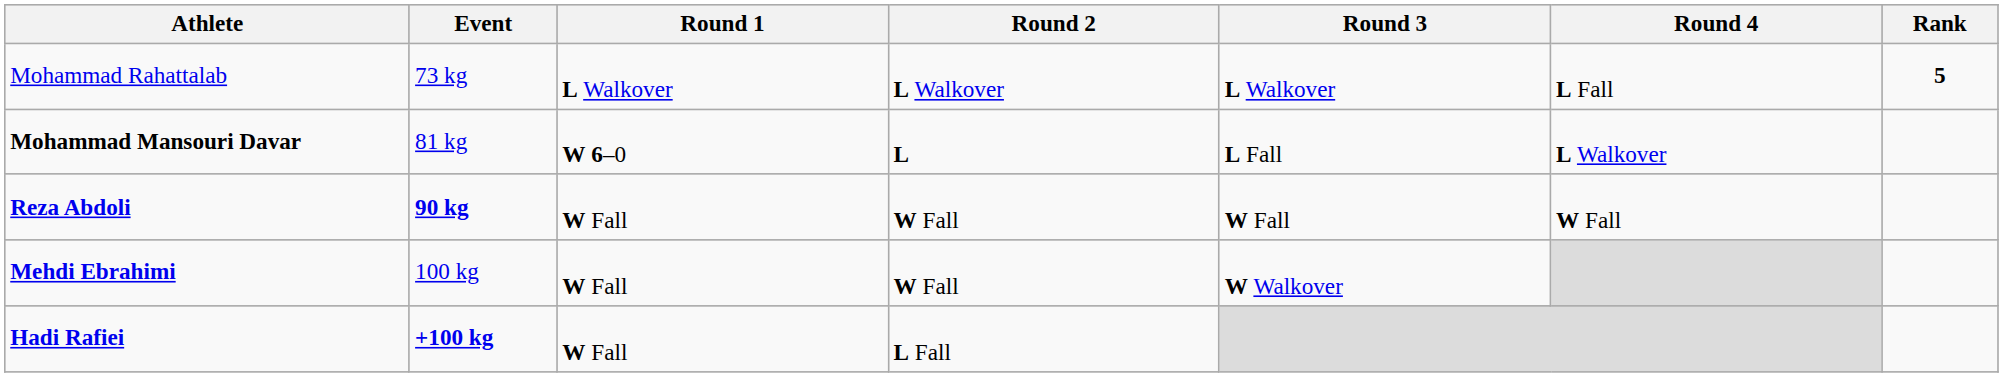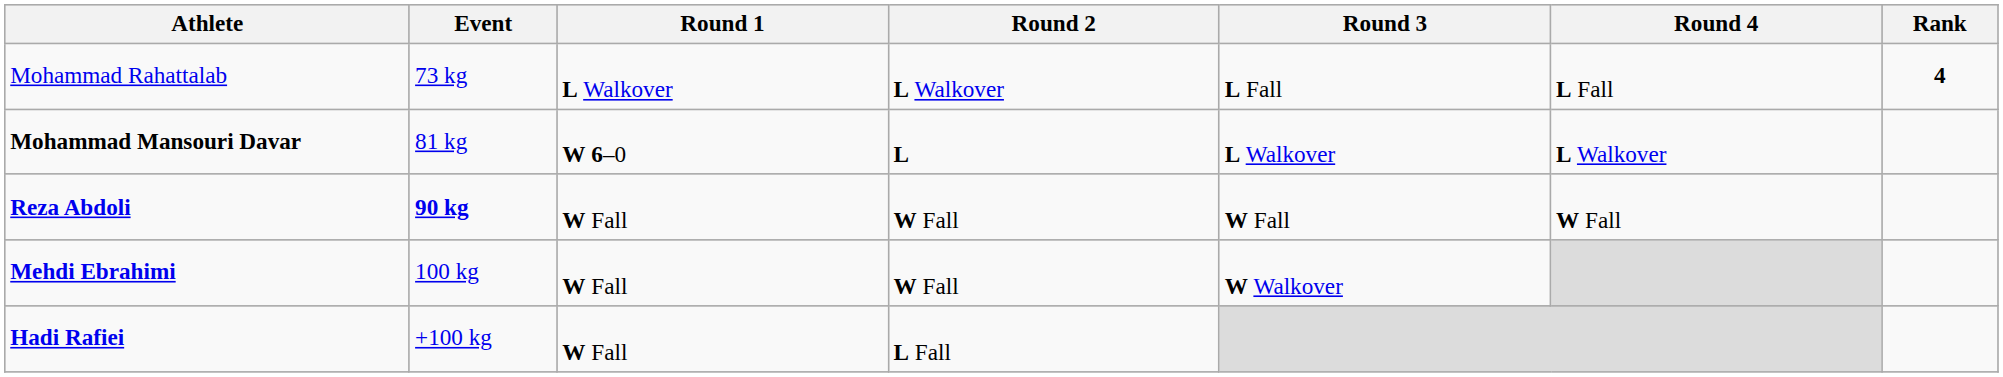(1280, 89) L Walkover -> (1253, 89) L Fall
(1940, 75) 5 -> (1940, 75) 4
(1253, 155) L Fall -> (1280, 155) L Walkover
(454, 338) bold -> (454, 338) normal
